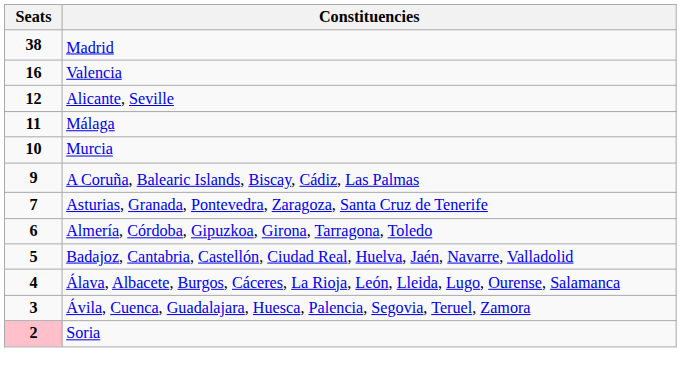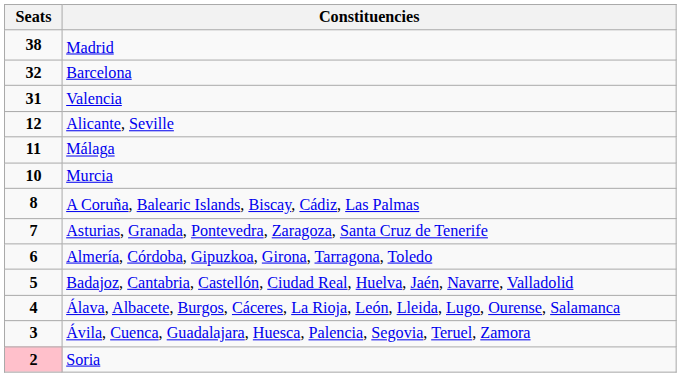+ row: (99, 72)
(33, 72) 16 -> (33, 98) 31
(33, 177) 9 -> (33, 203) 8
